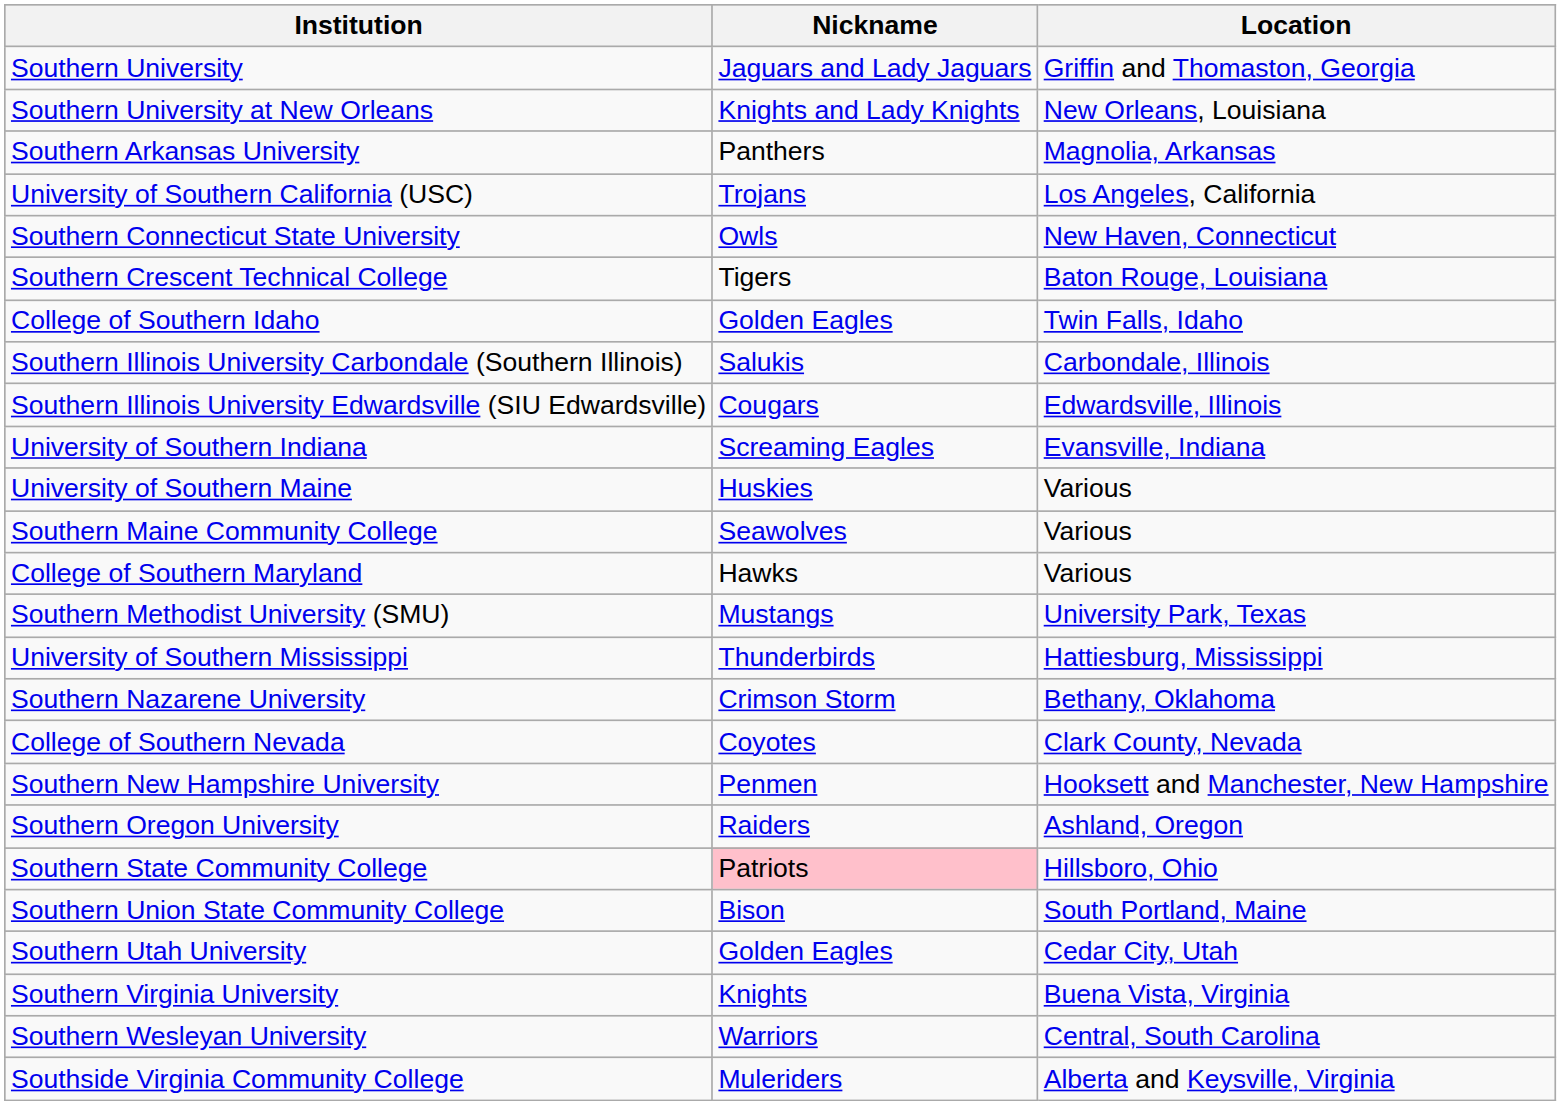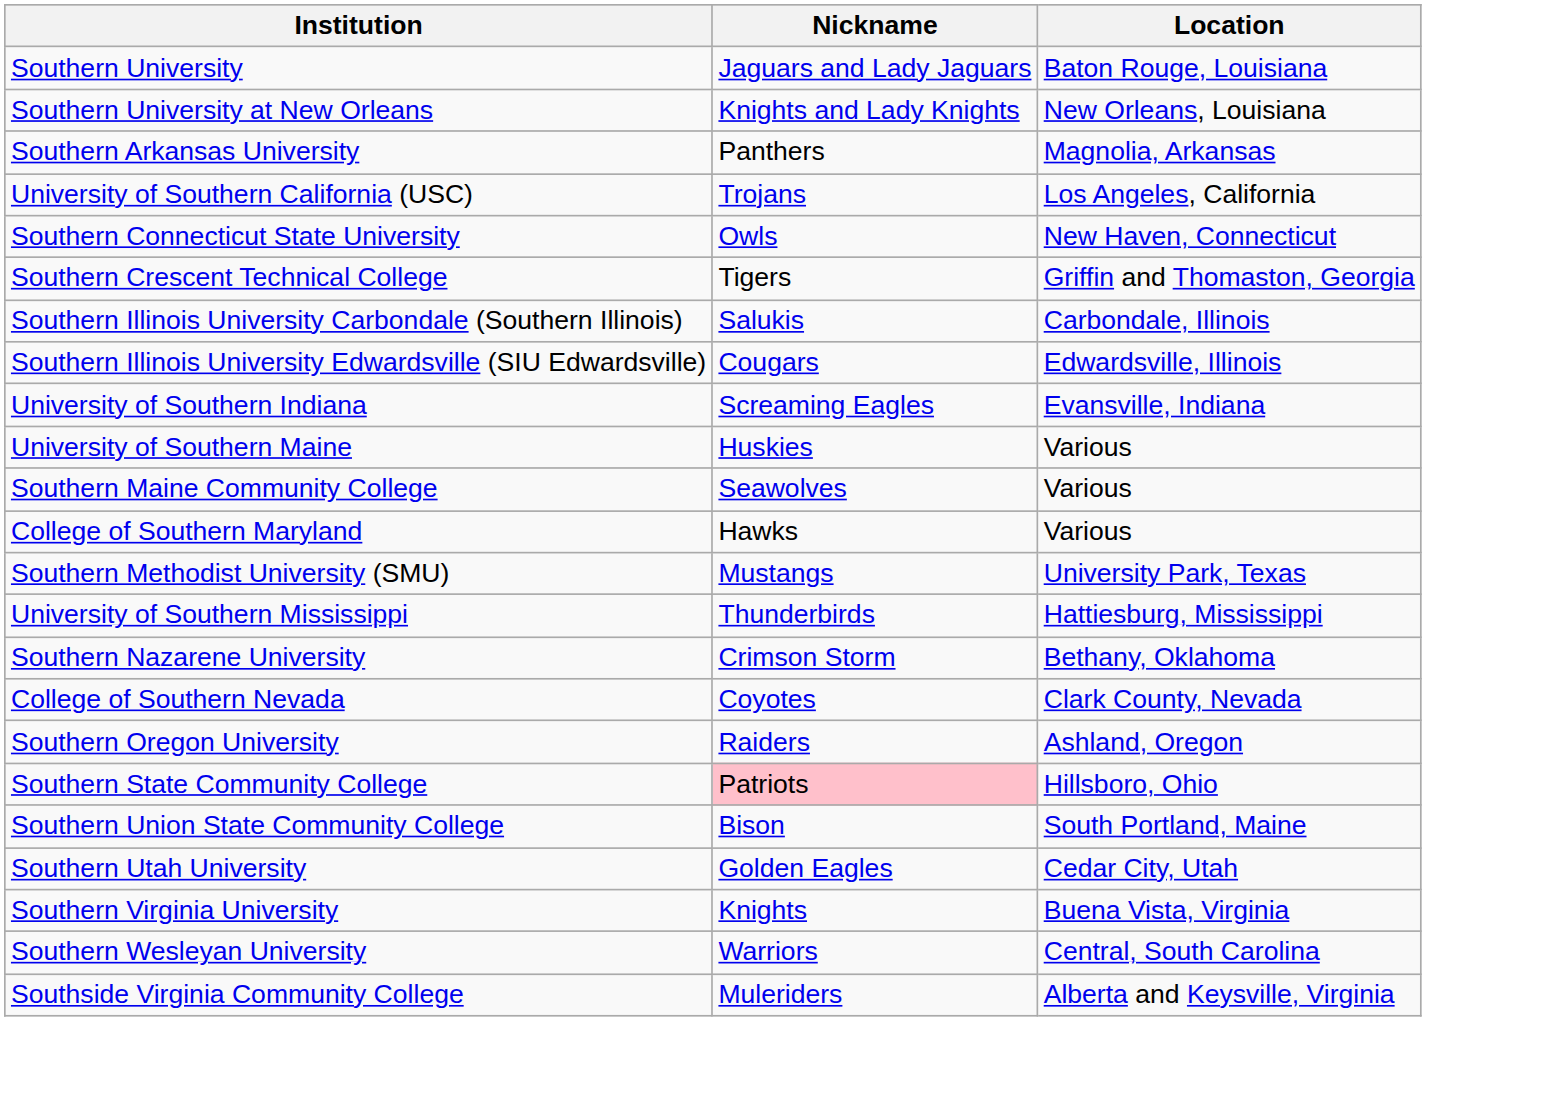(1229, 67) Griffin and Thomaston, Georgia -> (1185, 67) Baton Rouge, Louisiana
(1185, 278) Baton Rouge, Louisiana -> (1229, 278) Griffin and Thomaston, Georgia
- row: (165, 320)
- row: (225, 783)
